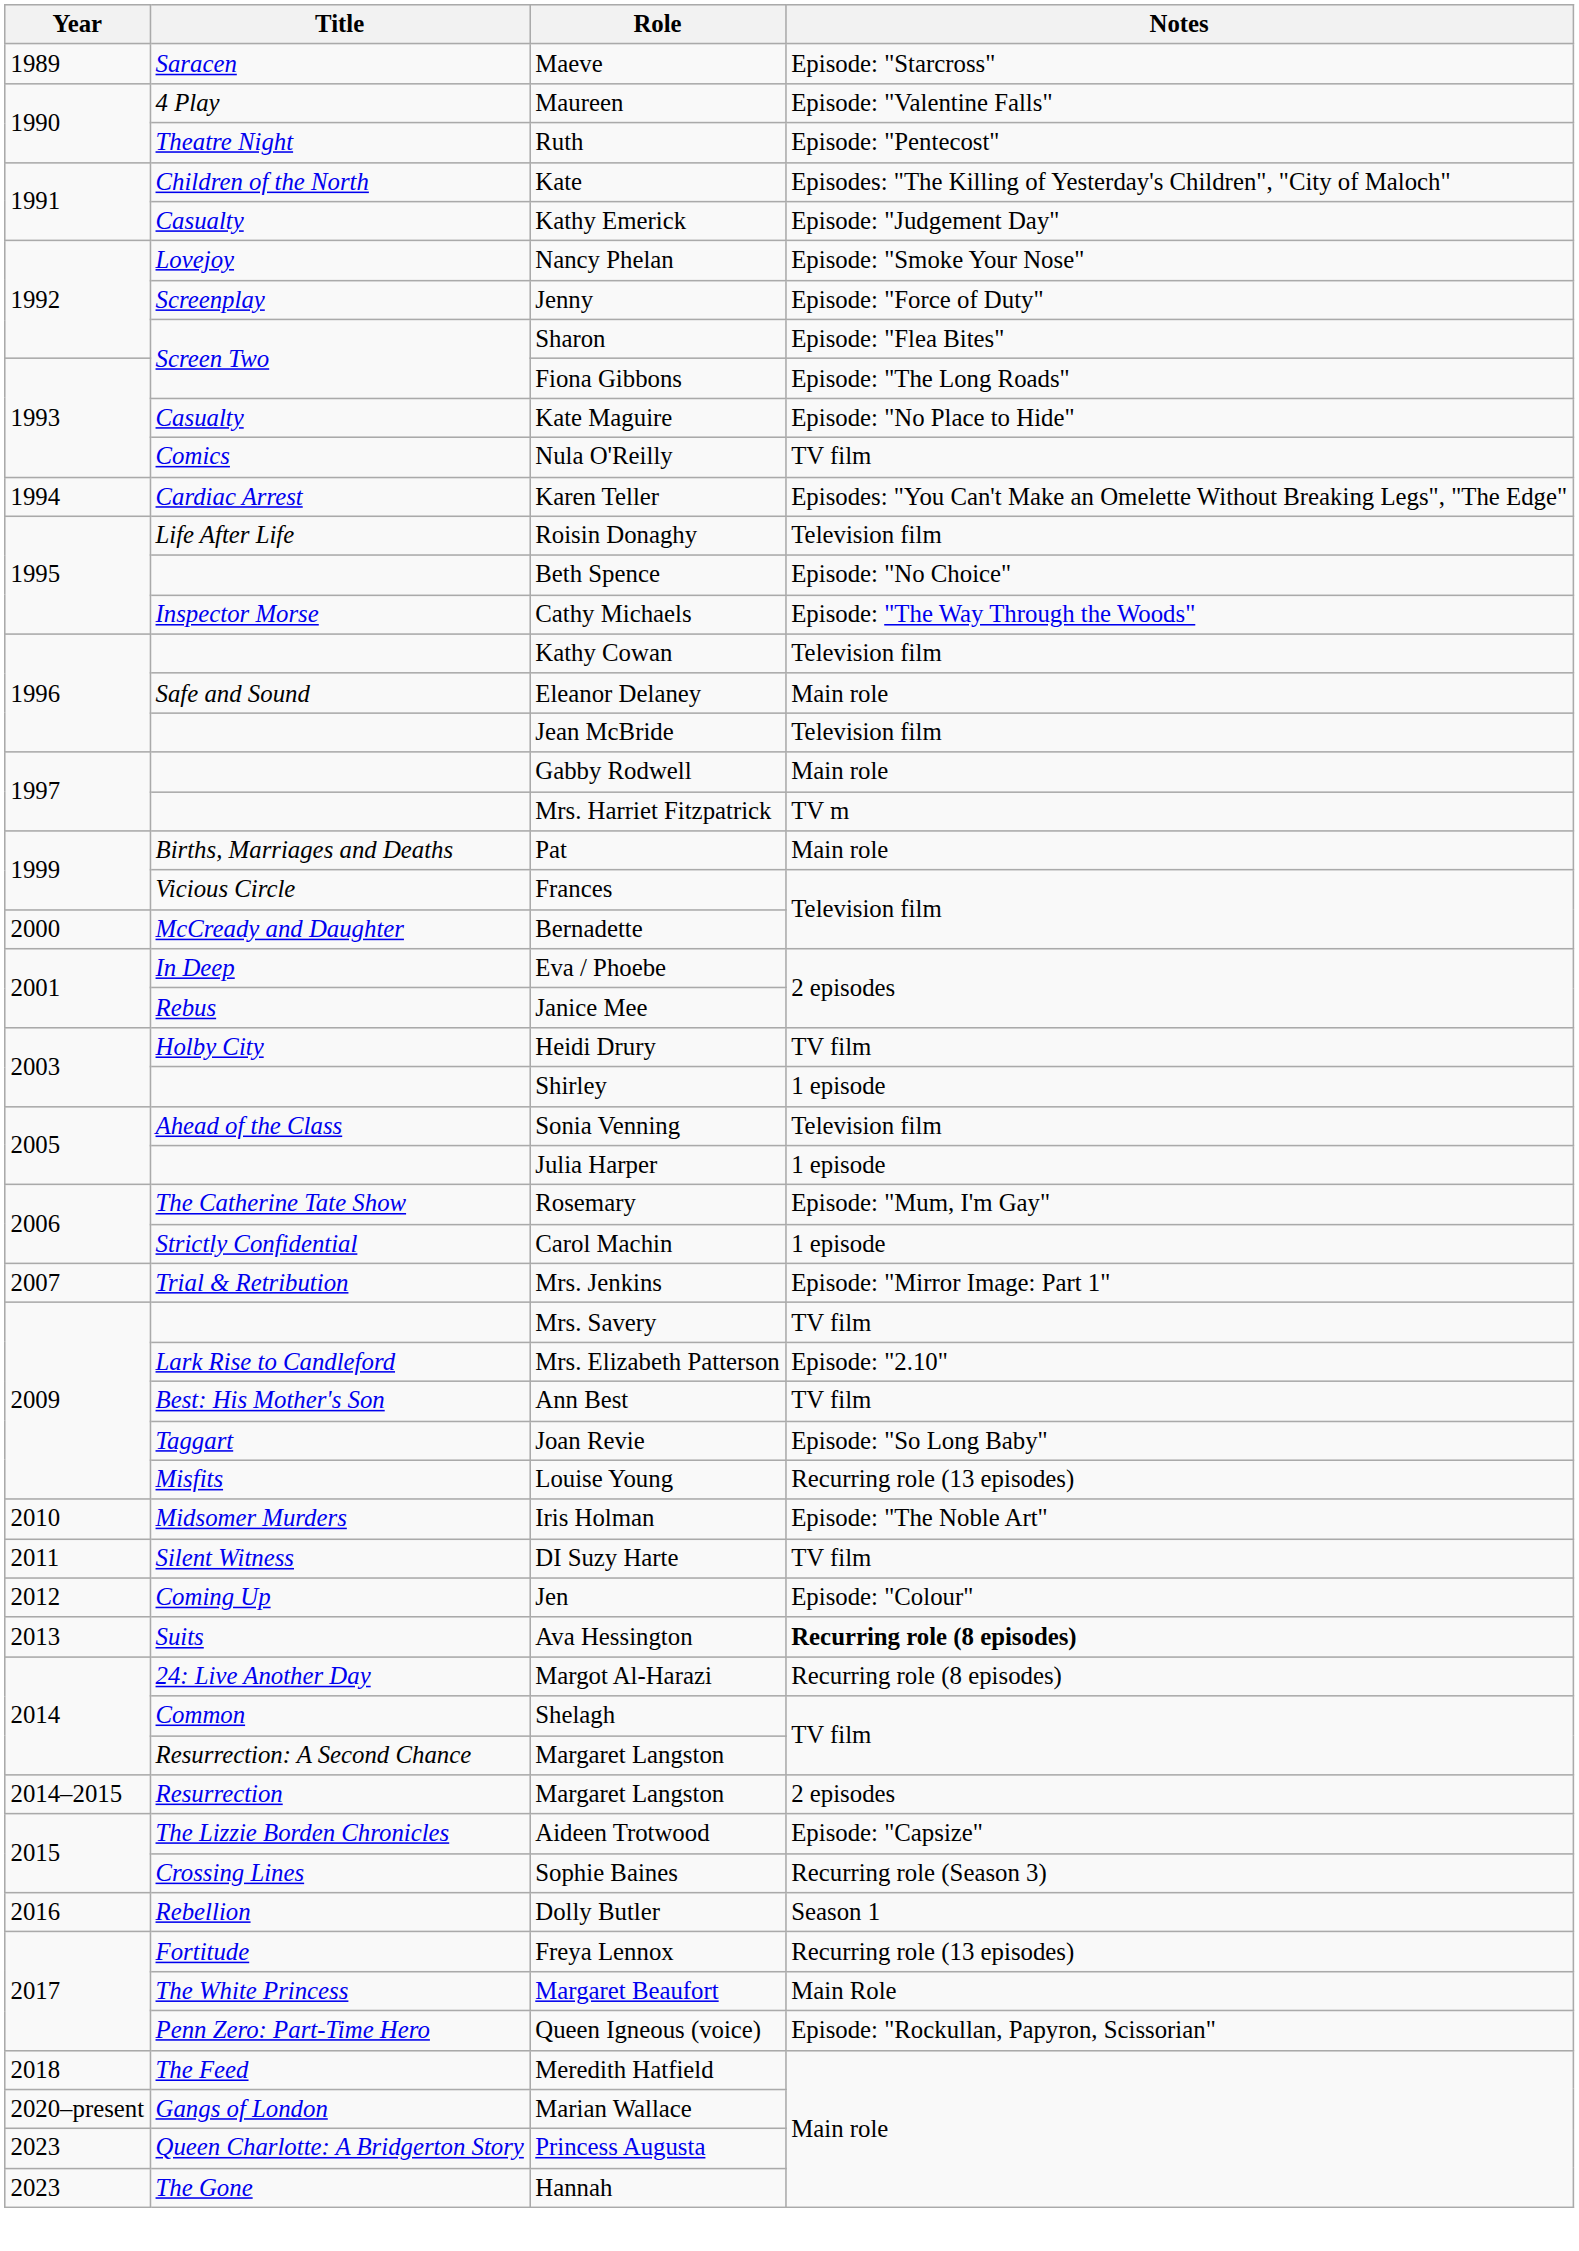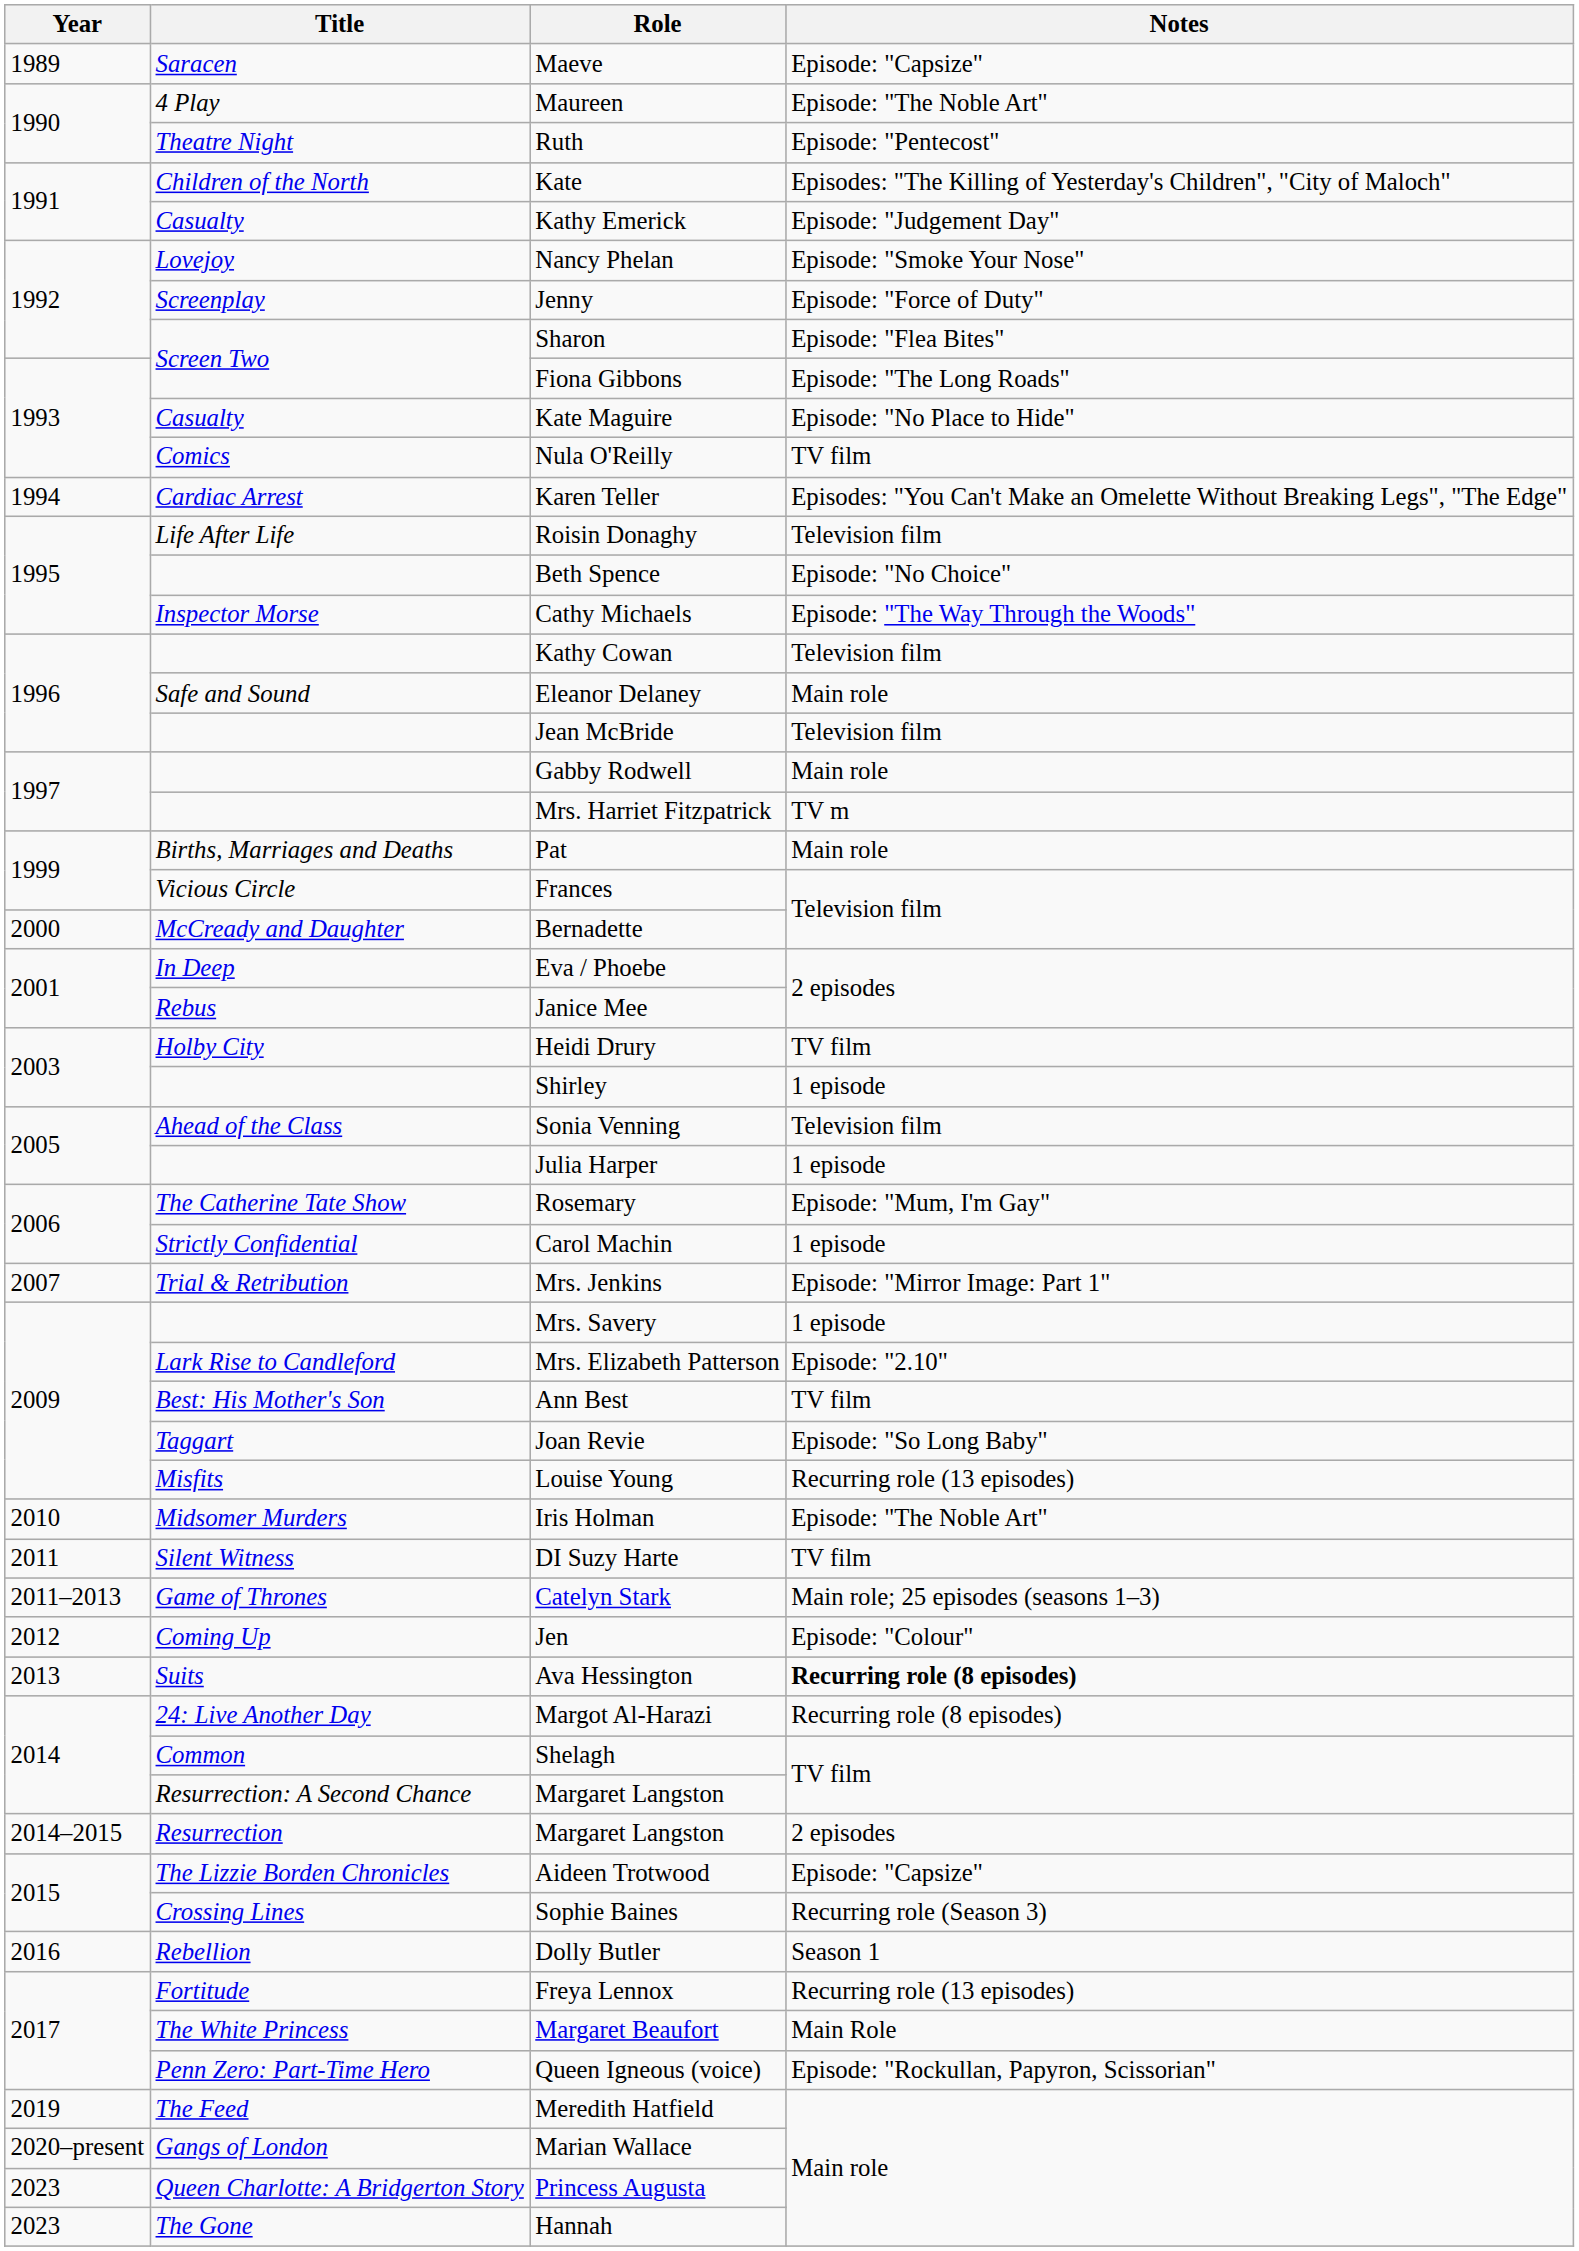(893, 63) Episode: "Starcross" -> (887, 63) Episode: "Capsize"
(922, 102) Episode: "Valentine Falls" -> (919, 102) Episode: "The Noble Art"
(831, 1322) TV film -> (838, 1322) 1 episode
+ row: (241, 1597)
(35, 2069) 2018 -> (35, 2108) 2019
